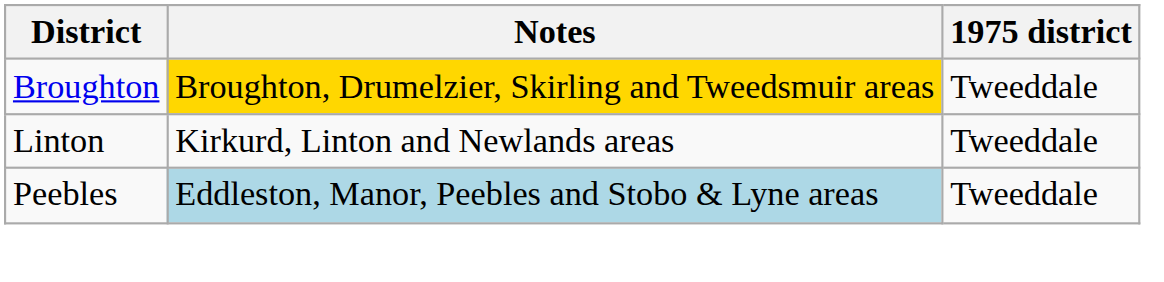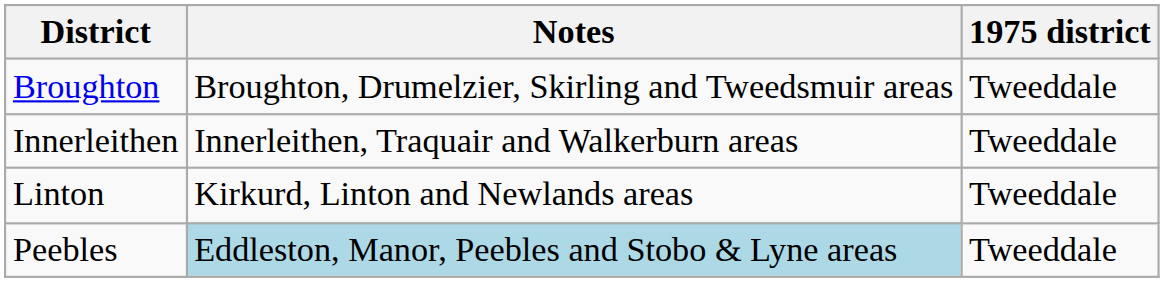(555, 85) gold background -> (574, 85) no background
+ row: (96, 140)
